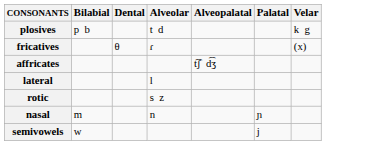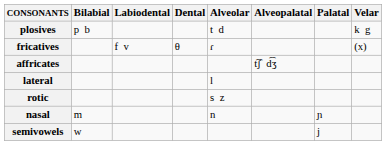+ column: (142, 13)
